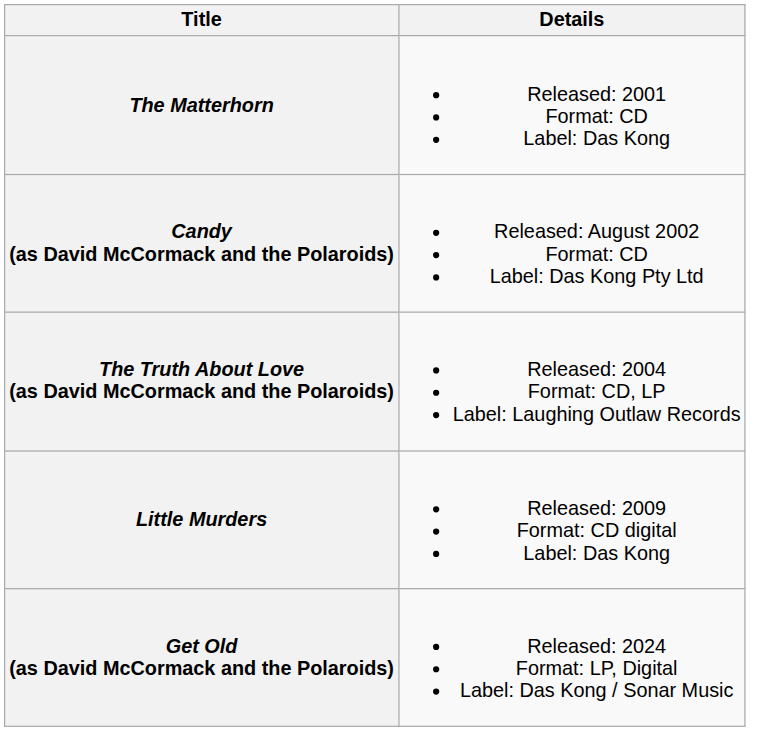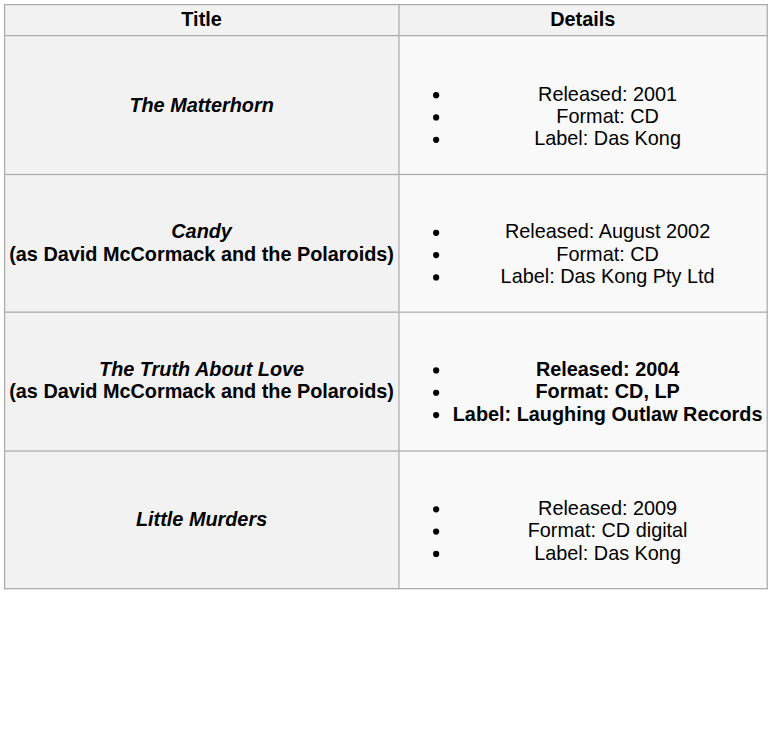(572, 393) normal -> (583, 393) bold
- row: (202, 657)
